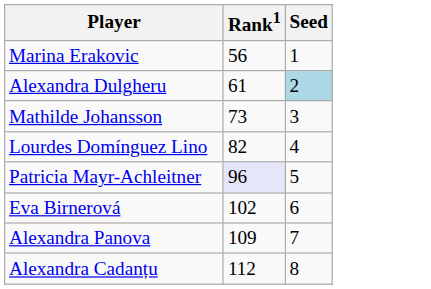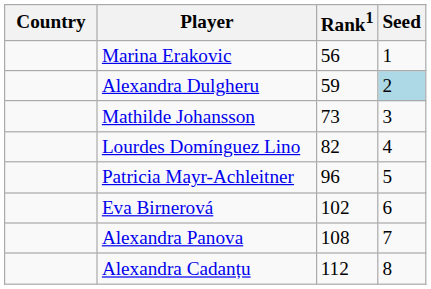+ column: (51, 22)
(237, 85) 61 -> (330, 85) 59
(237, 177) lavender background -> (330, 177) no background
(242, 238) 109 -> (335, 238) 108
